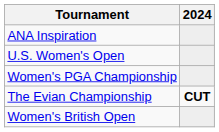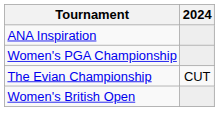- row: (66, 56)
(197, 97) bold -> (197, 76) normal
